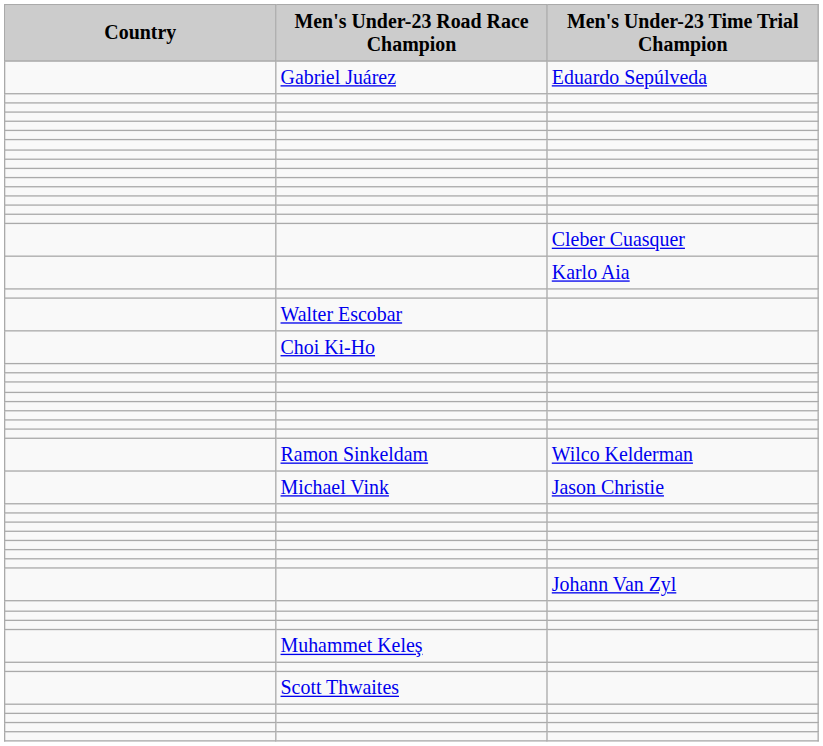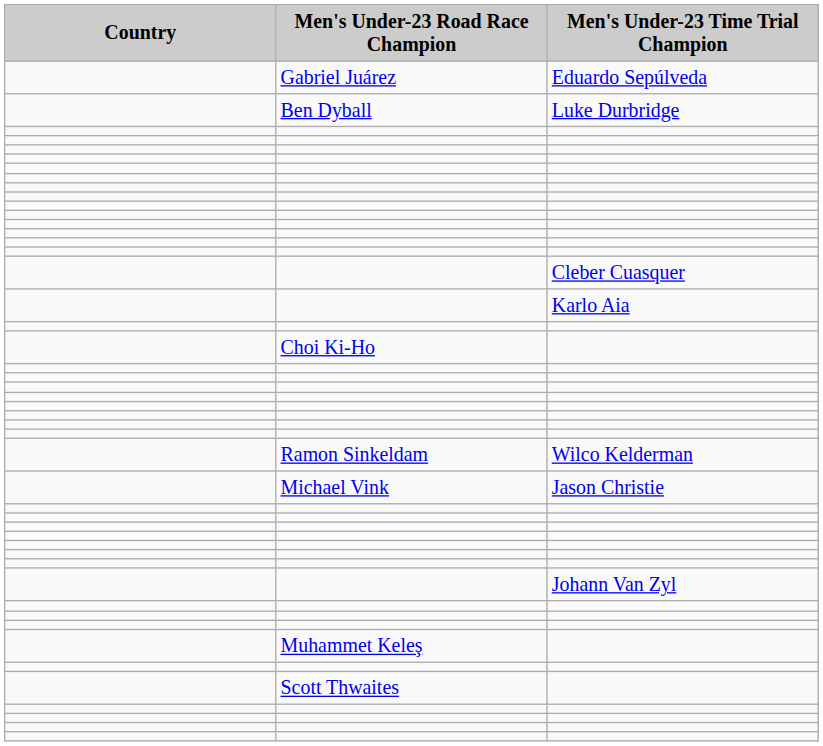+ row: (326, 110)
- row: (341, 314)
